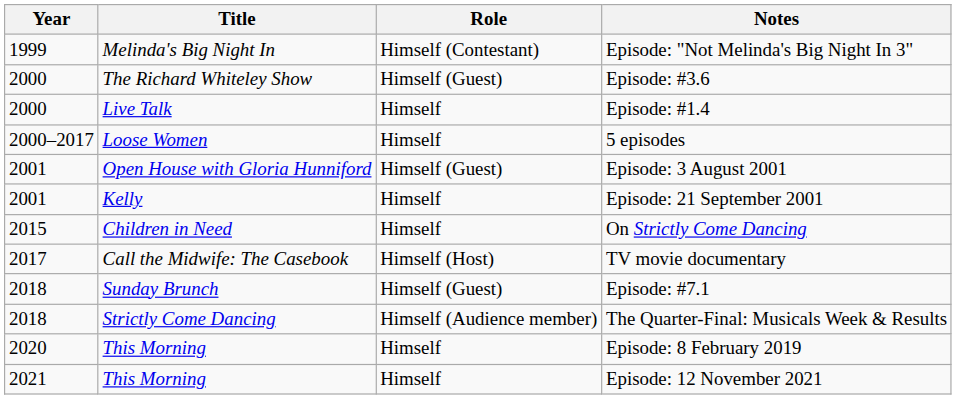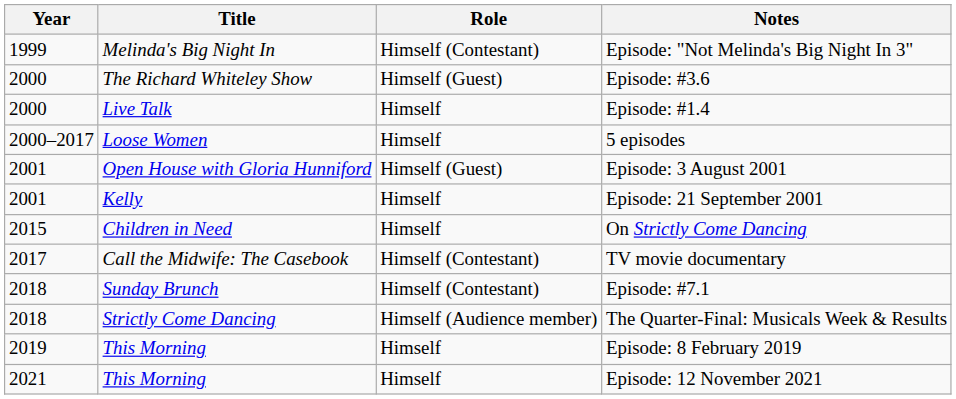(437, 259) Himself (Host) -> (460, 259) Himself (Contestant)
(441, 288) Himself (Guest) -> (460, 288) Himself (Contestant)
(28, 348) 2020 -> (28, 348) 2019
